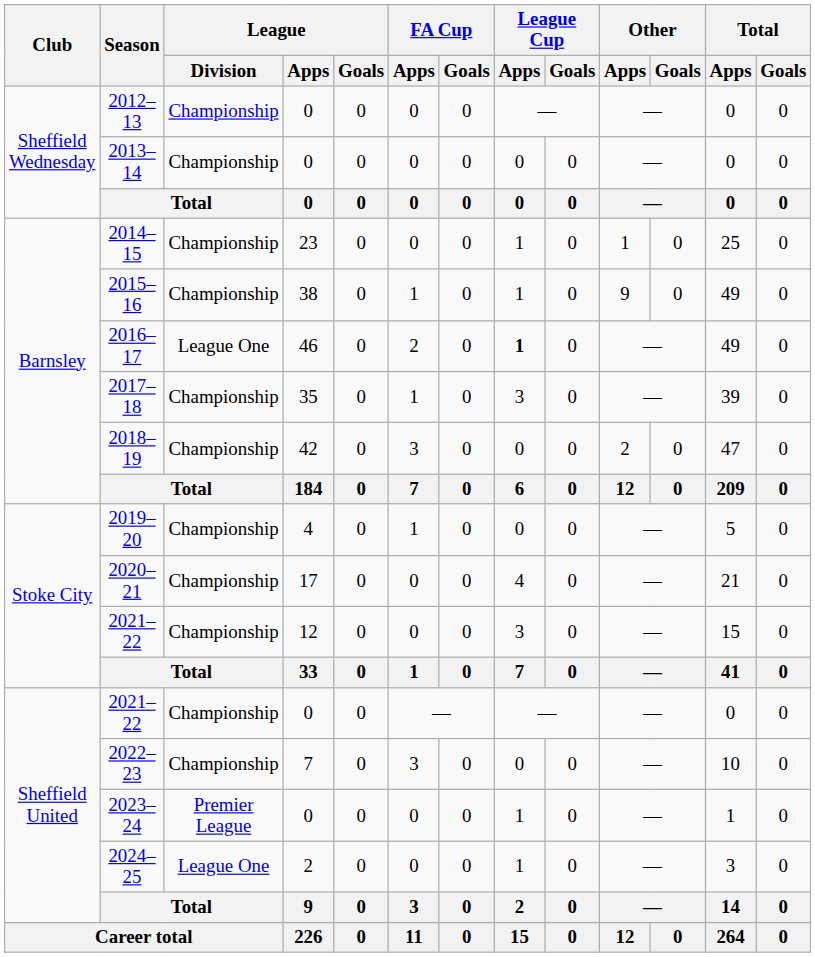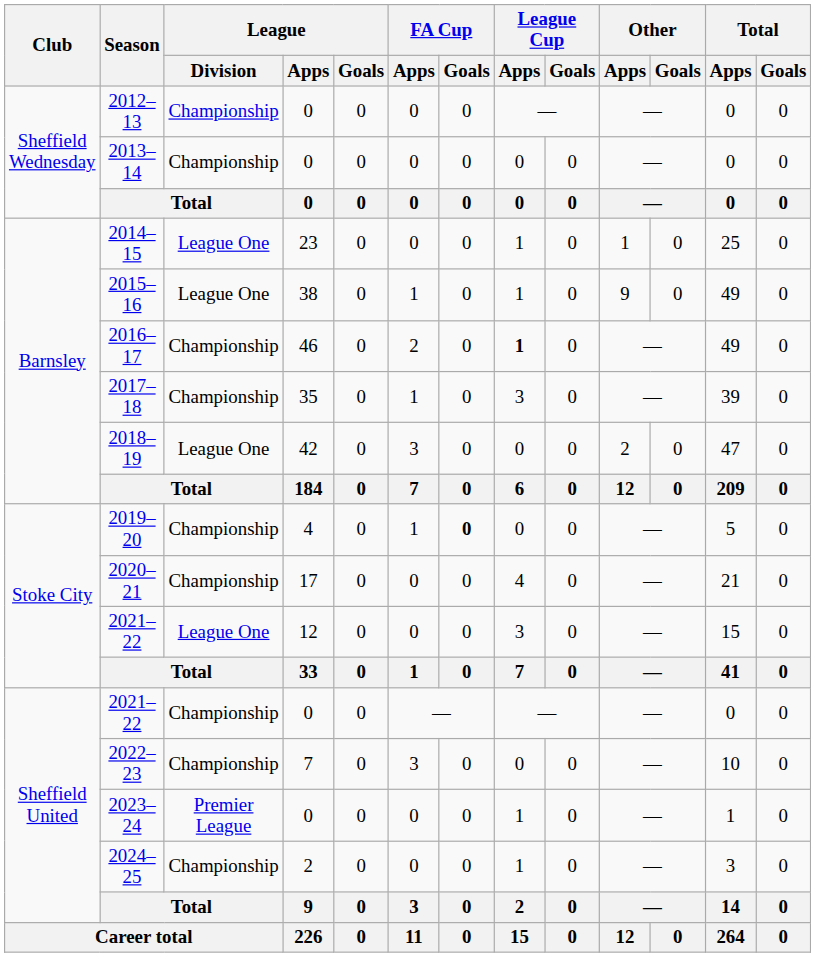(224, 243) Championship -> (224, 243) League One
(224, 294) Championship -> (224, 294) League One
(224, 345) League One -> (224, 345) Championship
(224, 448) Championship -> (224, 448) League One
(467, 529) normal -> (467, 529) bold
(224, 631) Championship -> (224, 631) League One
(224, 866) League One -> (224, 866) Championship
